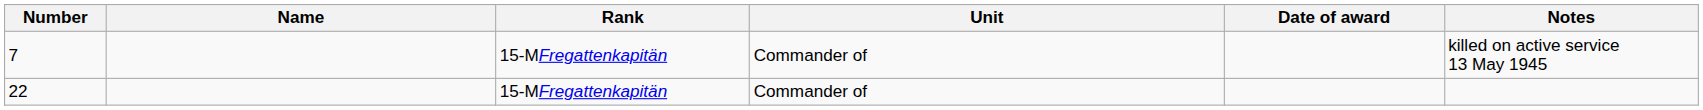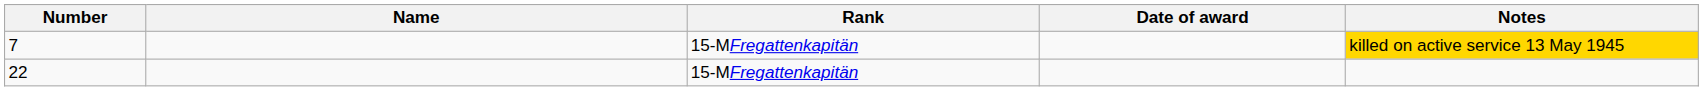- column: (987, 18)
(1534, 54) no background -> (1487, 45) gold background
